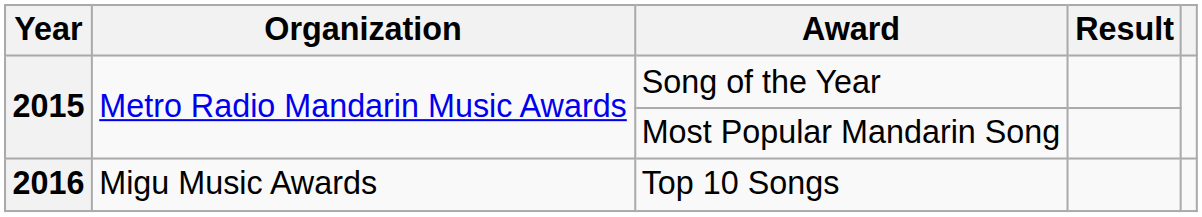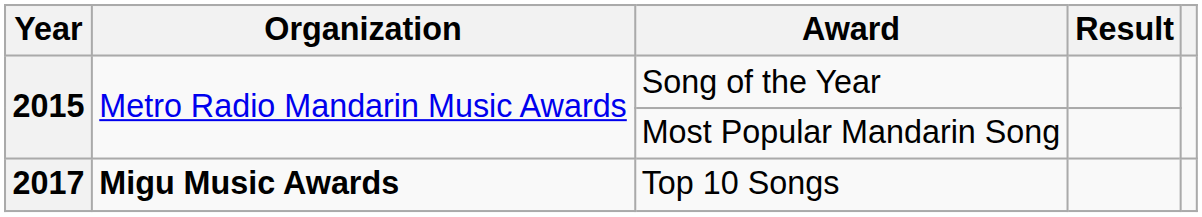(48, 183) 2016 -> (48, 183) 2017
(238, 183) normal -> (249, 183) bold
